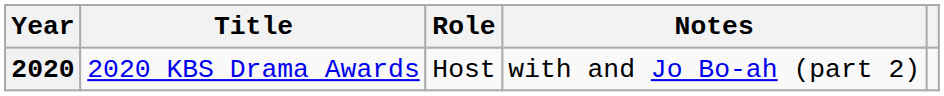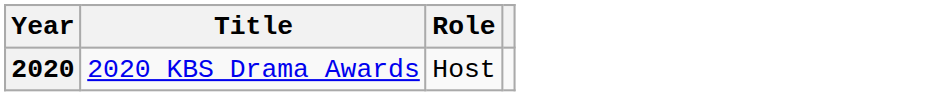- column: (714, 27)
